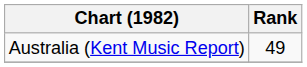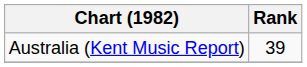(275, 47) 49 -> (275, 47) 39
